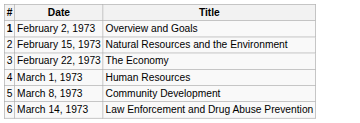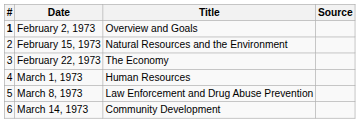+ column: (335, 12)
(163, 93) Community Development -> (209, 93) Law Enforcement and Drug Abuse Prevention
(209, 110) Law Enforcement and Drug Abuse Prevention -> (163, 110) Community Development
